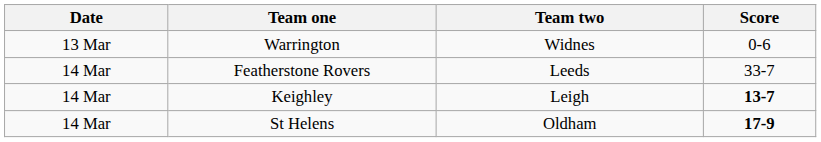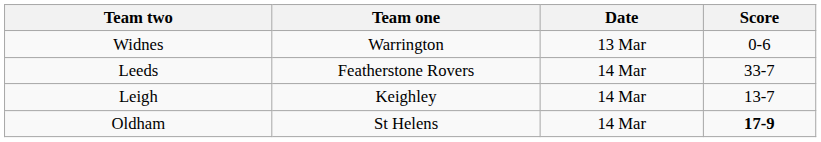columns swapped: (86, 17) <-> (570, 17)
(759, 96) bold -> (759, 96) normal
